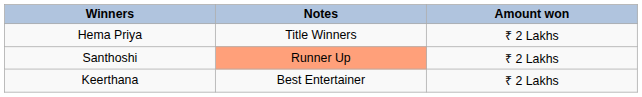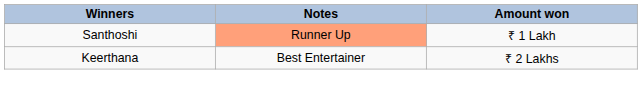- row: (110, 35)
(532, 58) ₹ 2 Lakhs -> (532, 36) ₹ 1 Lakh
